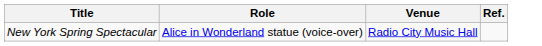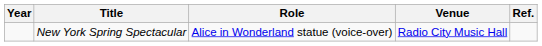+ column: (19, 13)
